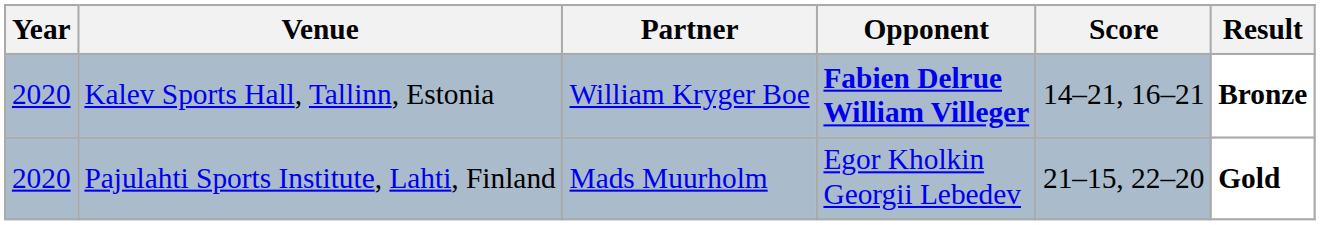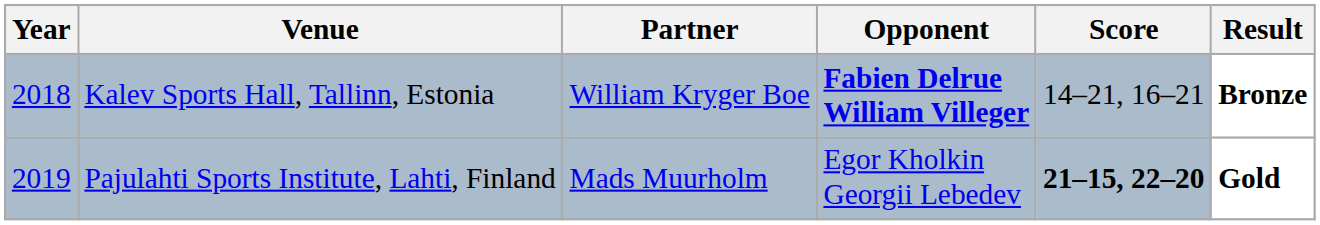(41, 94) 2020 -> (41, 94) 2018
(41, 178) 2020 -> (41, 178) 2019
(1124, 178) normal -> (1124, 178) bold
